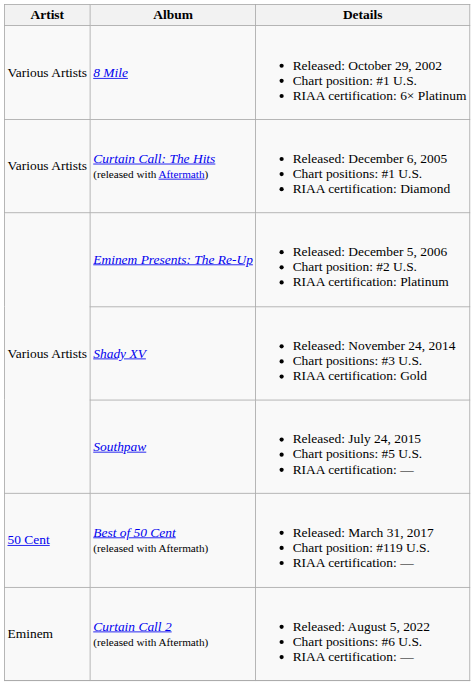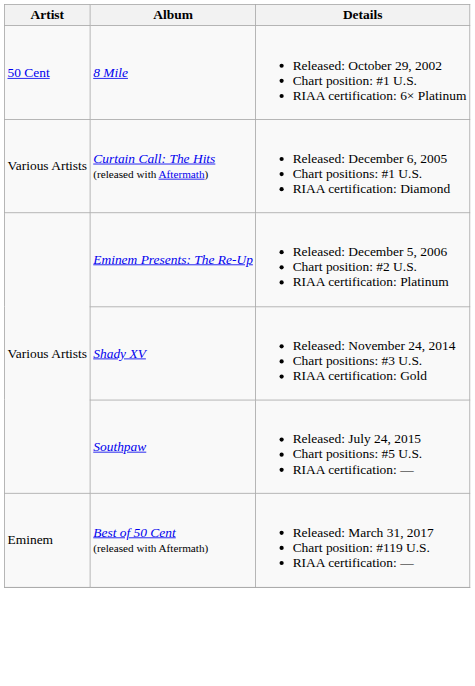(47, 72) Various Artists -> (29, 72) 50 Cent
(29, 540) 50 Cent -> (30, 540) Eminem
- row: (151, 633)
